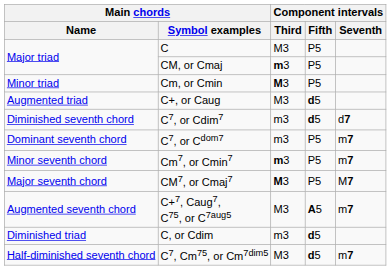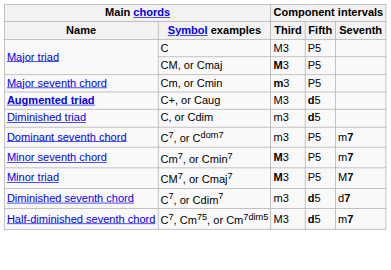(281, 65) m3 -> (281, 65) M3
(33, 83) Minor triad -> (57, 83) Major seventh chord
(281, 83) M3 -> (281, 83) m3
(47, 100) normal -> (51, 100) bold
rows swapped: (187, 236) <-> (192, 119)
(281, 160) m3 -> (281, 157) M3
(57, 181) Major seventh chord -> (33, 178) Minor triad
- row: (196, 209)
